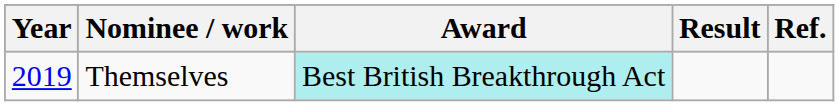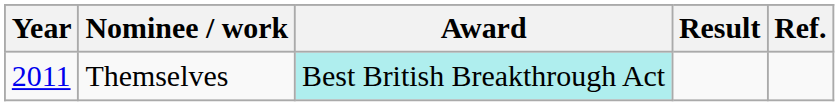(42, 75) 2019 -> (41, 75) 2011
